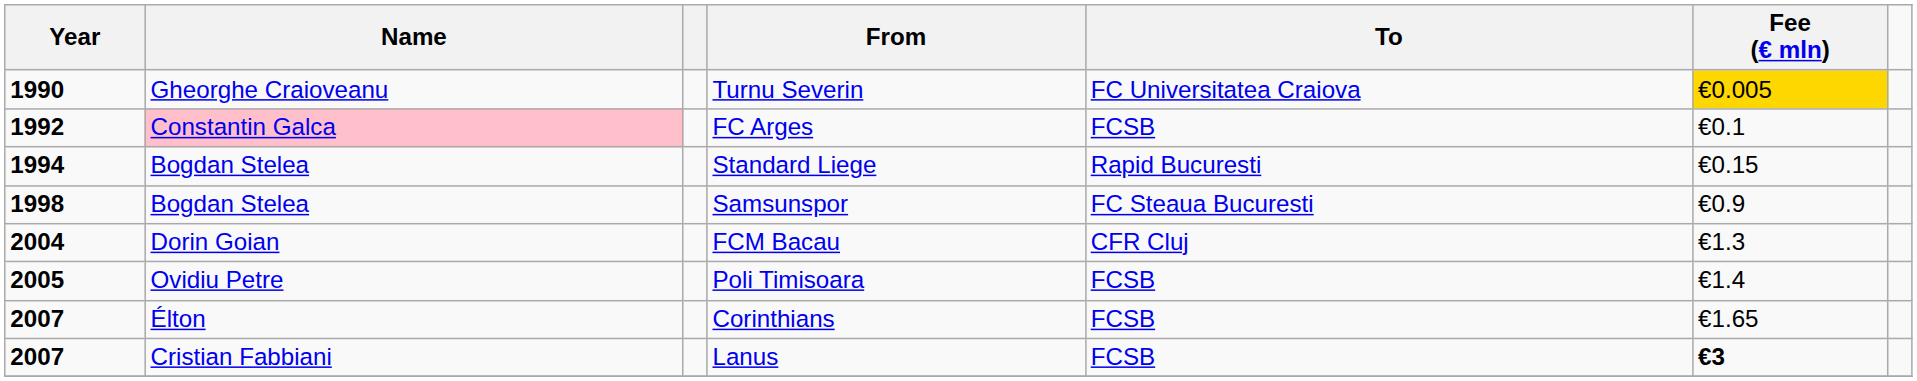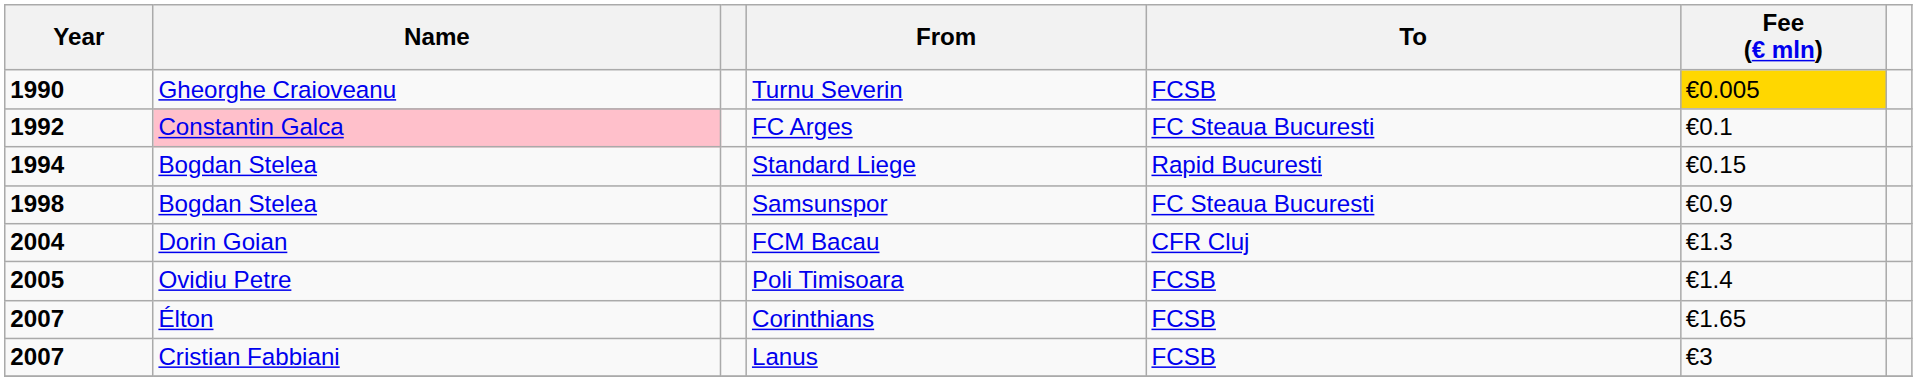(1226, 89) FC Universitatea Craiova -> (1184, 89) FCSB
(1123, 127) FCSB -> (1263, 127) FC Steaua Bucuresti
(1712, 357) bold -> (1699, 357) normal
